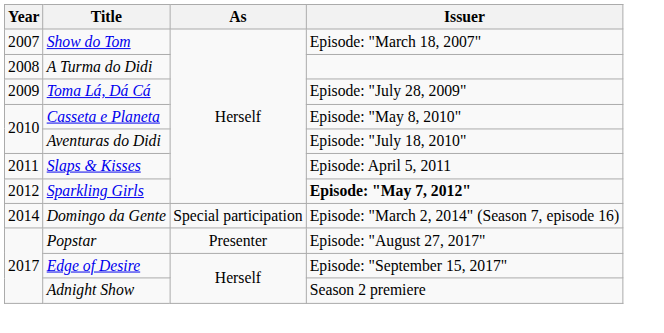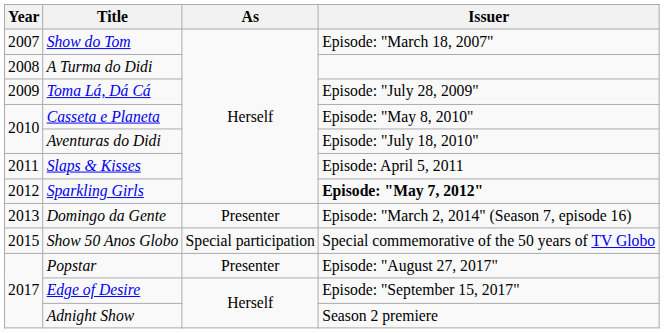(24, 215) 2014 -> (24, 215) 2013
(238, 215) Special participation -> (250, 215) Presenter
+ row: (113, 240)
